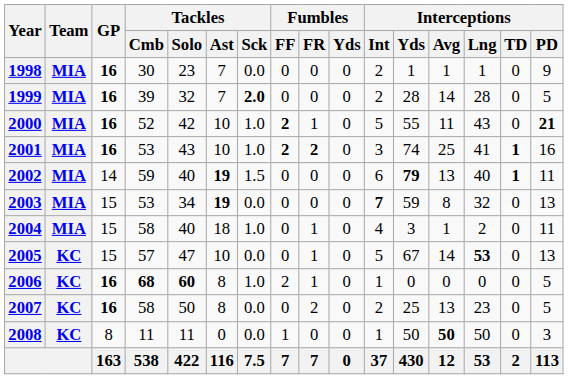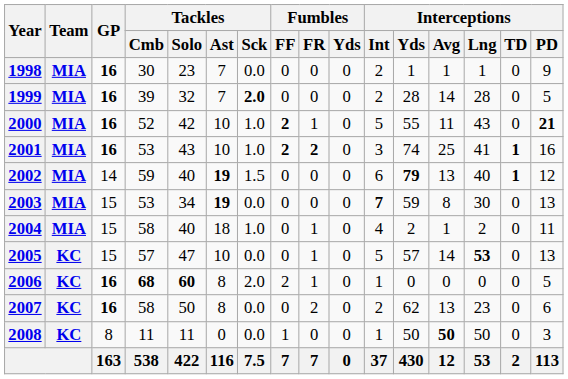(547, 176) 11 -> (547, 176) 12
(482, 202) 32 -> (482, 202) 30
(411, 228) 3 -> (411, 228) 2
(411, 255) 67 -> (411, 255) 57
(254, 281) 1.0 -> (254, 281) 2.0
(411, 307) 25 -> (411, 307) 62
(547, 307) 5 -> (547, 307) 6
